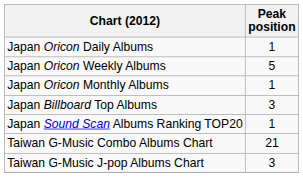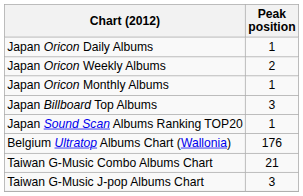(272, 66) 5 -> (272, 66) 2
+ row: (119, 143)
